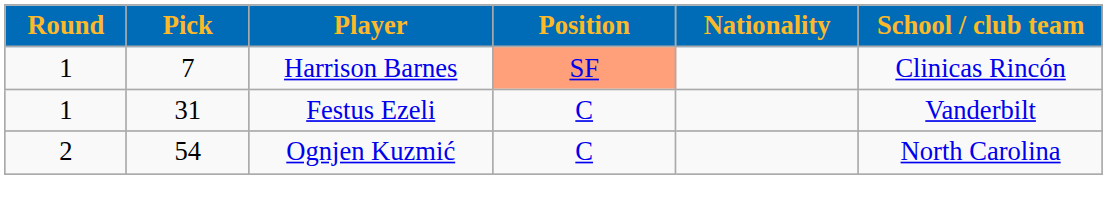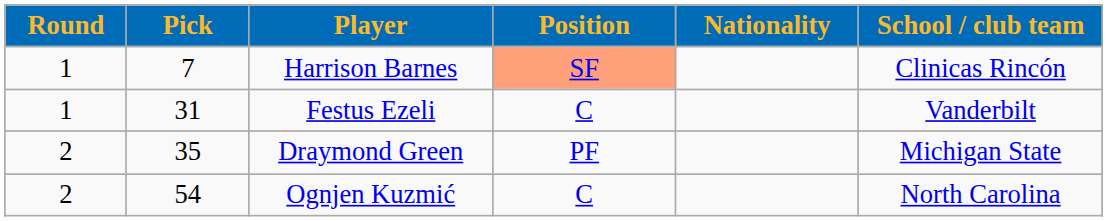+ row: (371, 151)
